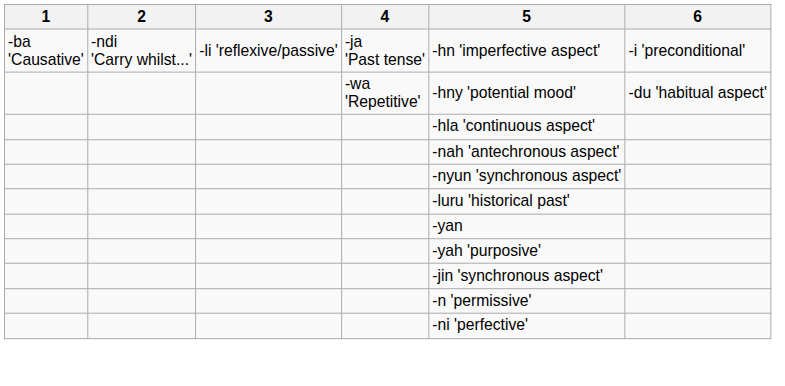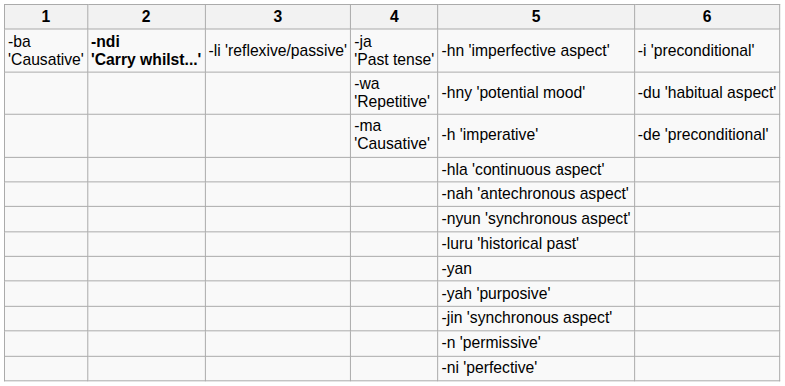(142, 50) normal -> (146, 50) bold
+ row: (46, 136)
